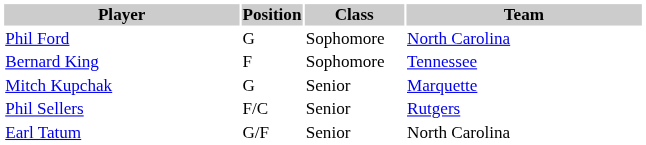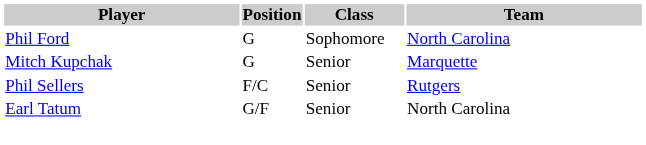- row: (52, 61)
